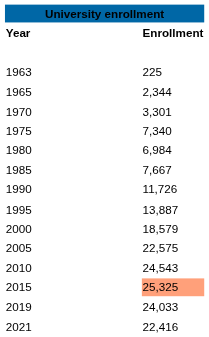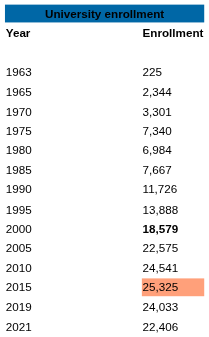(160, 209) 13,887 -> (160, 209) 13,888
(160, 229) normal -> (160, 229) bold
(160, 268) 24,543 -> (160, 268) 24,541
(160, 327) 22,416 -> (160, 327) 22,406
